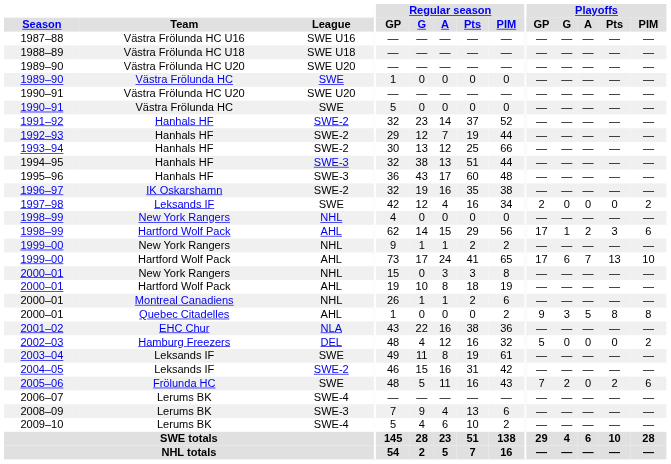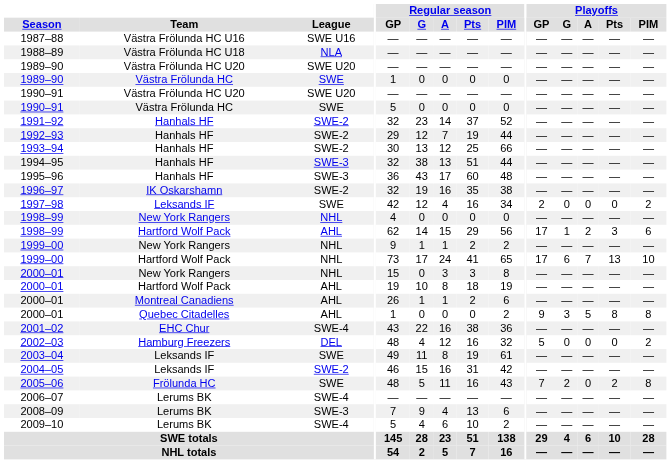(331, 52) SWE U18 -> (331, 52) NLA
(331, 259) AHL -> (331, 259) NHL
(331, 300) NHL -> (331, 300) AHL
(331, 328) NLA -> (331, 328) SWE-4
(648, 383) 6 -> (648, 383) 8
